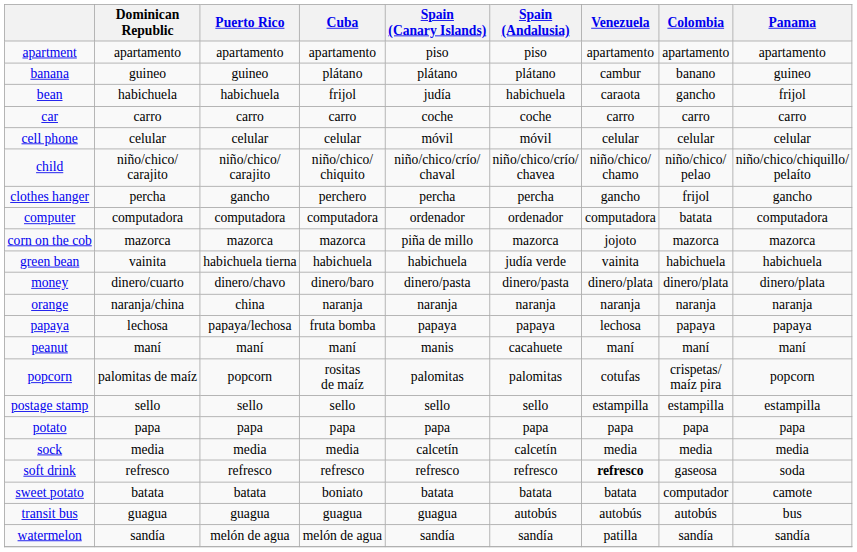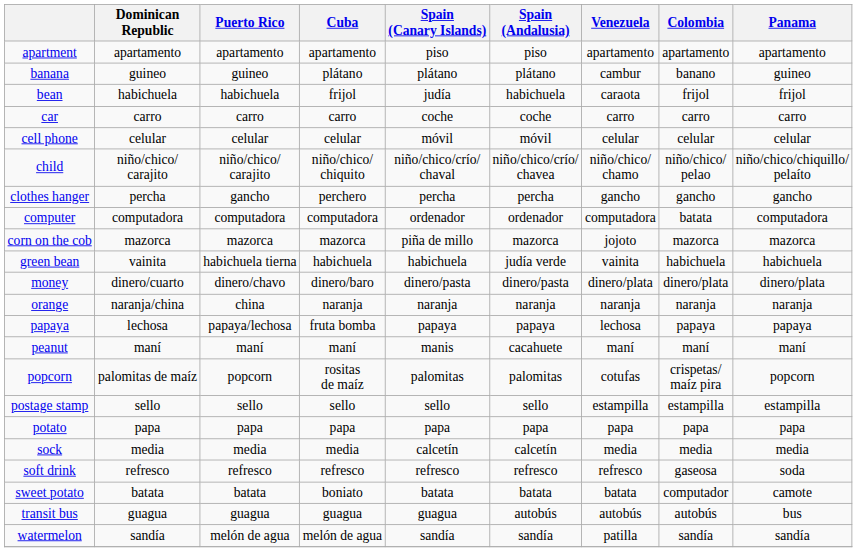(696, 95) gancho -> (696, 95) frijol
(696, 196) frijol -> (696, 196) gancho
(620, 470) bold -> (620, 470) normal
